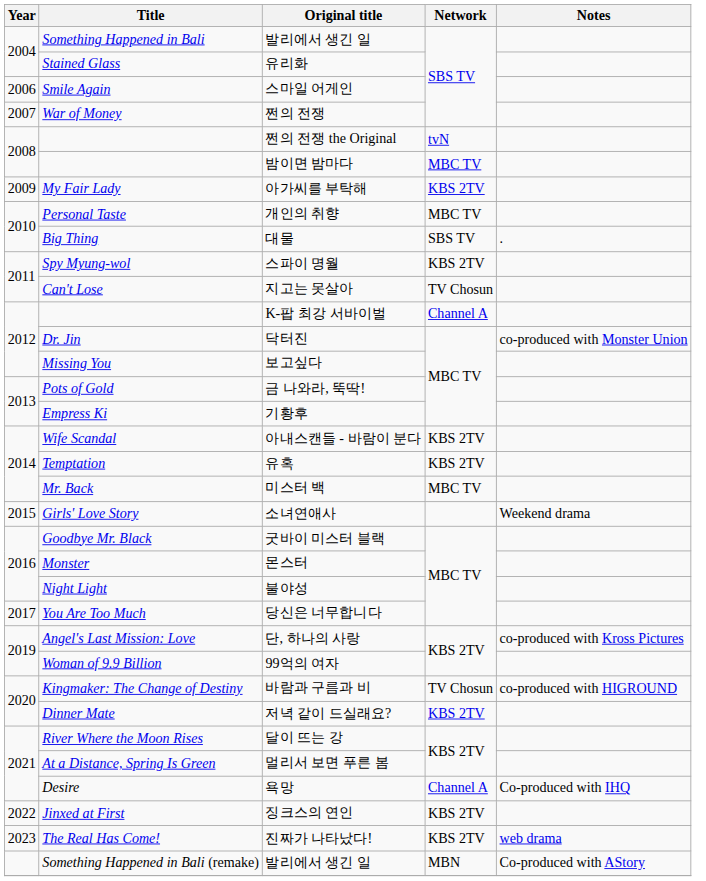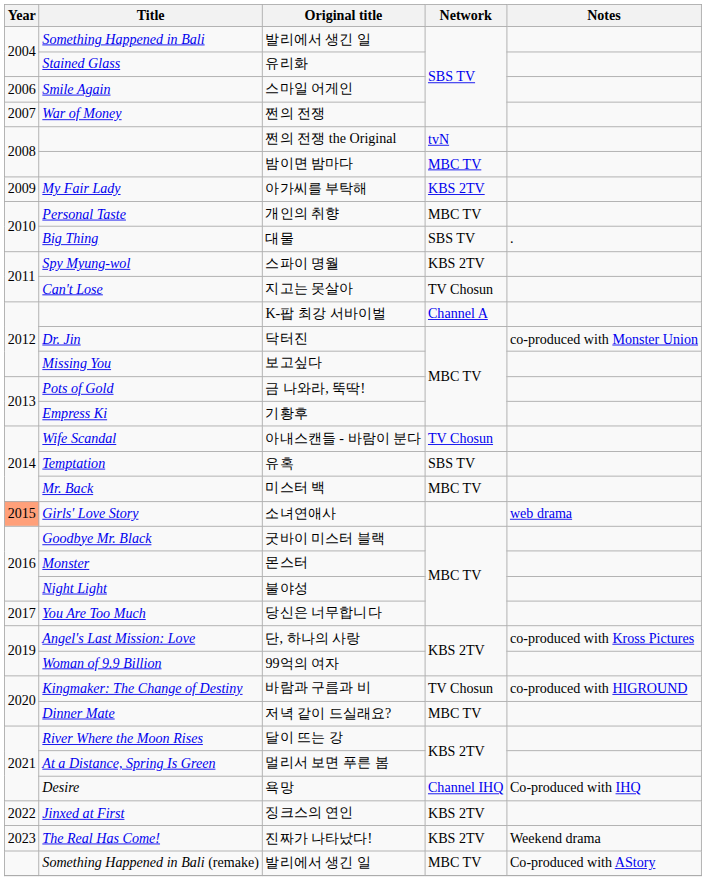(456, 438) KBS 2TV -> (461, 438) TV Chosun
(456, 463) KBS 2TV -> (452, 463) SBS TV
(22, 513) no background -> (22, 513) lightsalmon background
(545, 513) Weekend drama -> (541, 513) web drama
(456, 713) KBS 2TV -> (455, 713) MBC TV
(458, 788) Channel A -> (466, 788) Channel IHQ
(531, 838) web drama -> (555, 838) Weekend drama
(444, 863) MBN -> (455, 863) MBC TV
